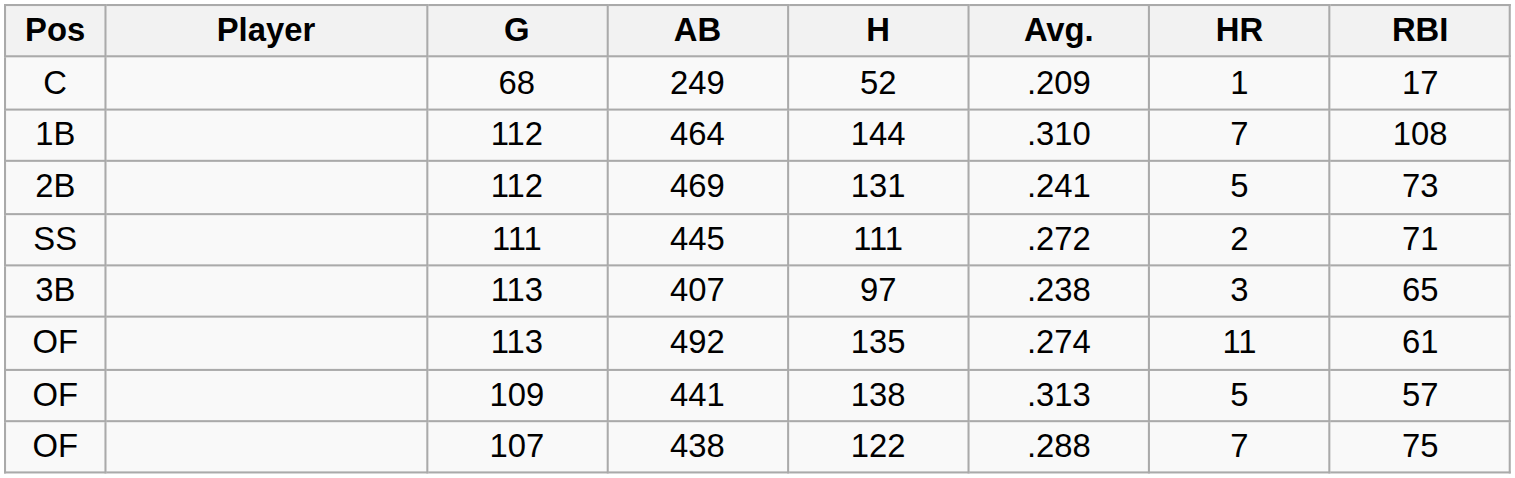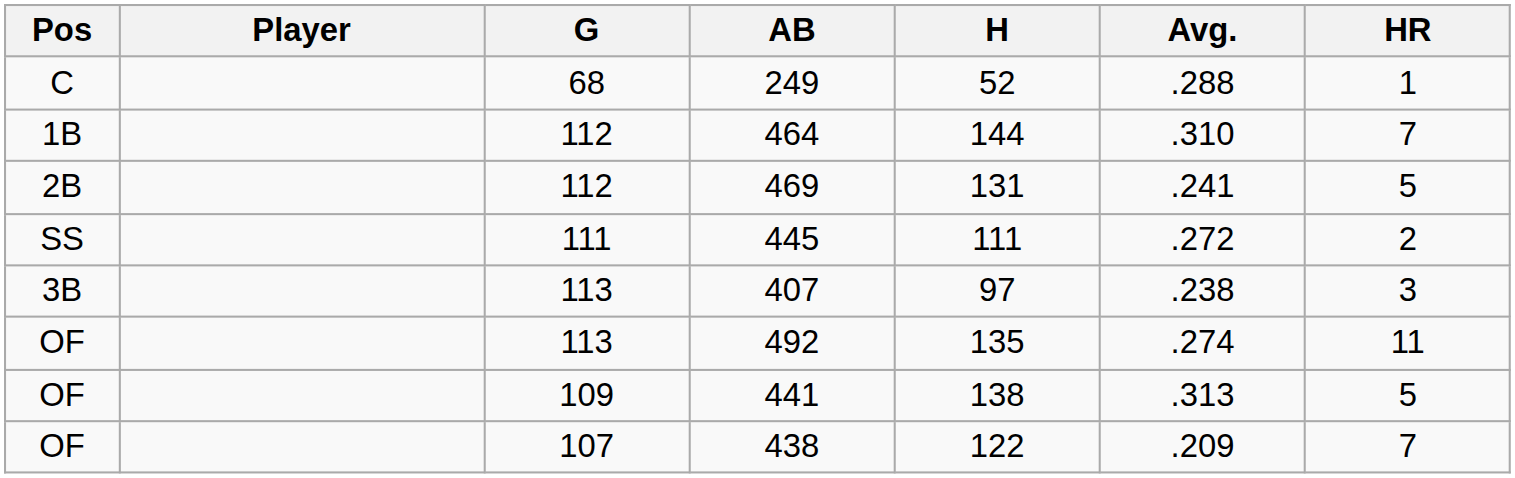- column: (1420, 30)
(1059, 82) .209 -> (1202, 82) .288
(1059, 446) .288 -> (1202, 446) .209
